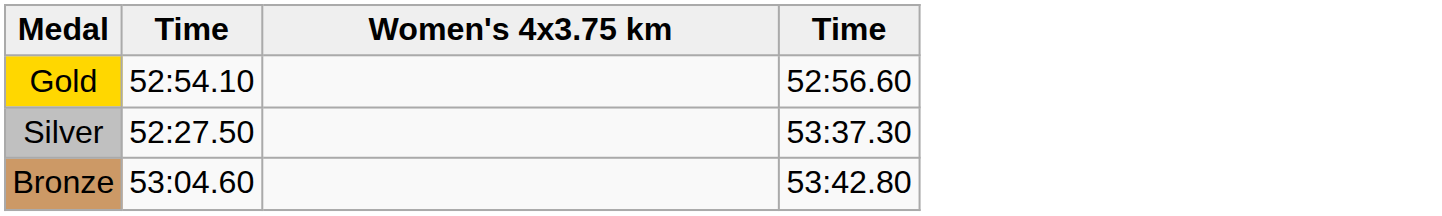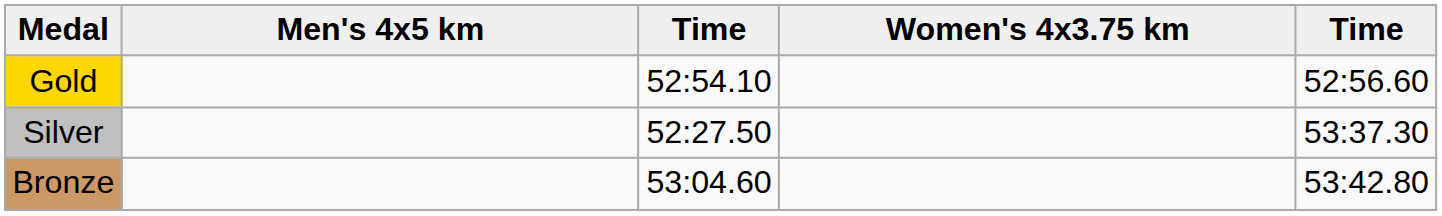+ column: (380, 30)
